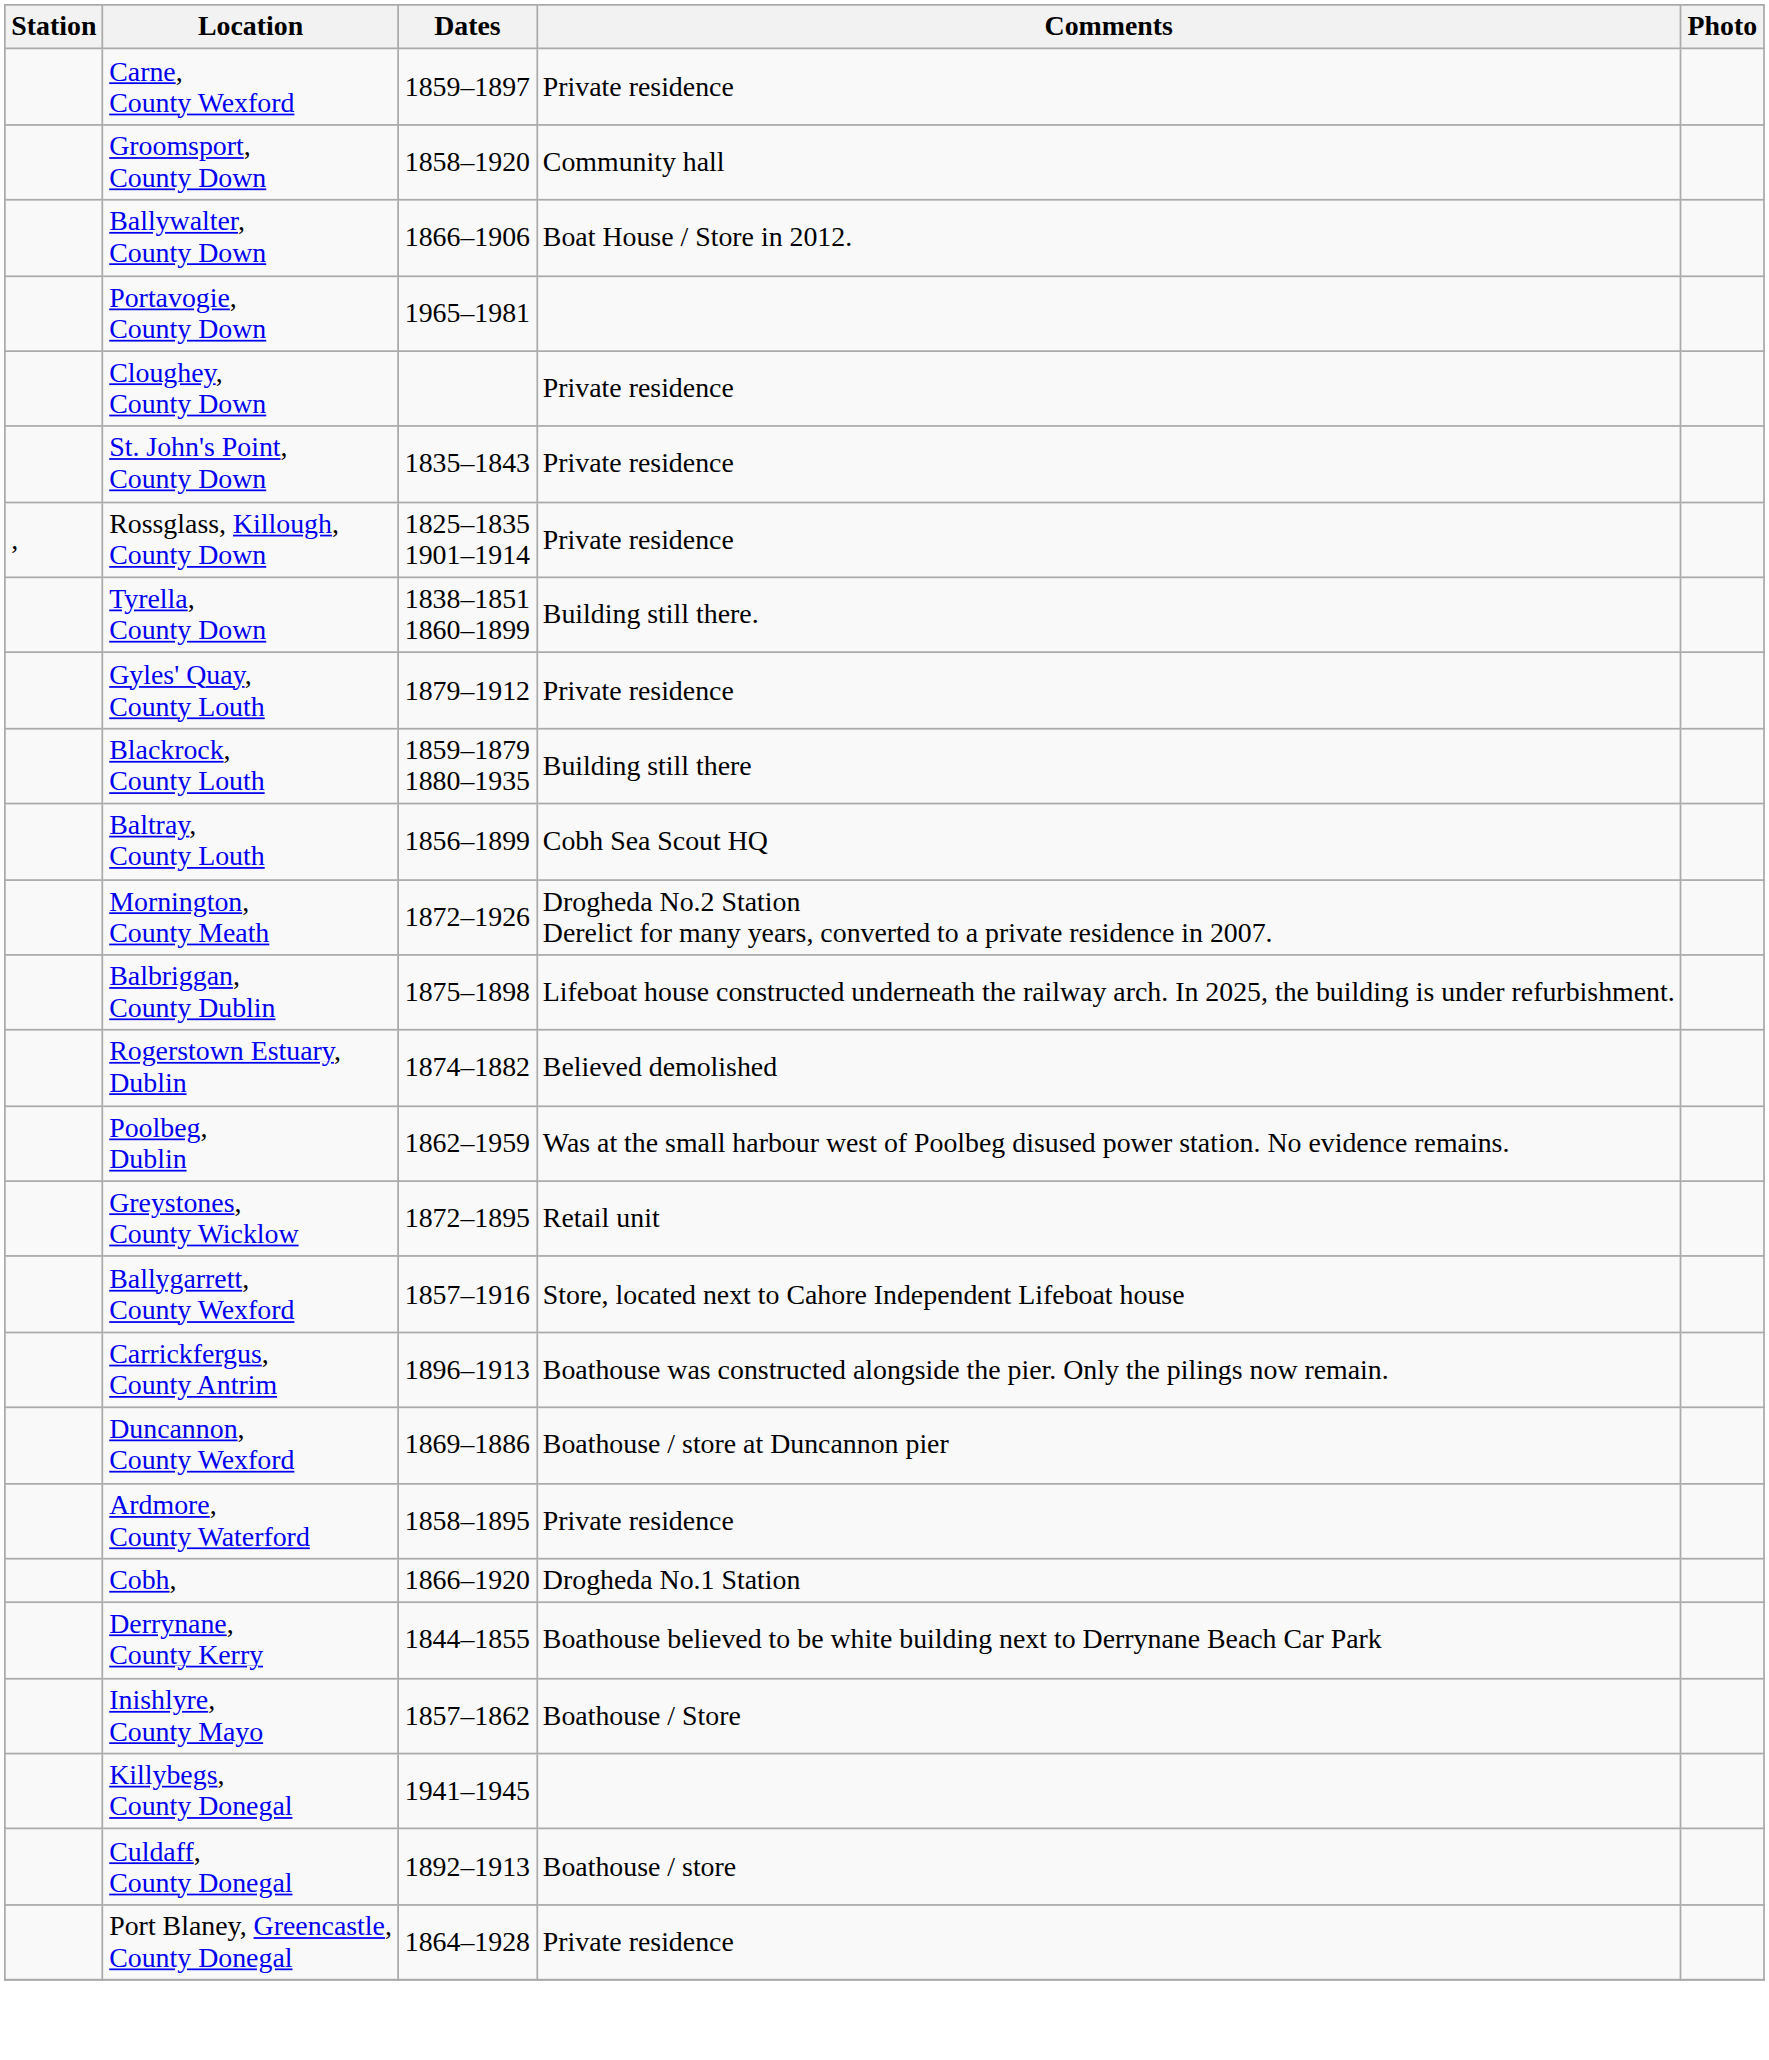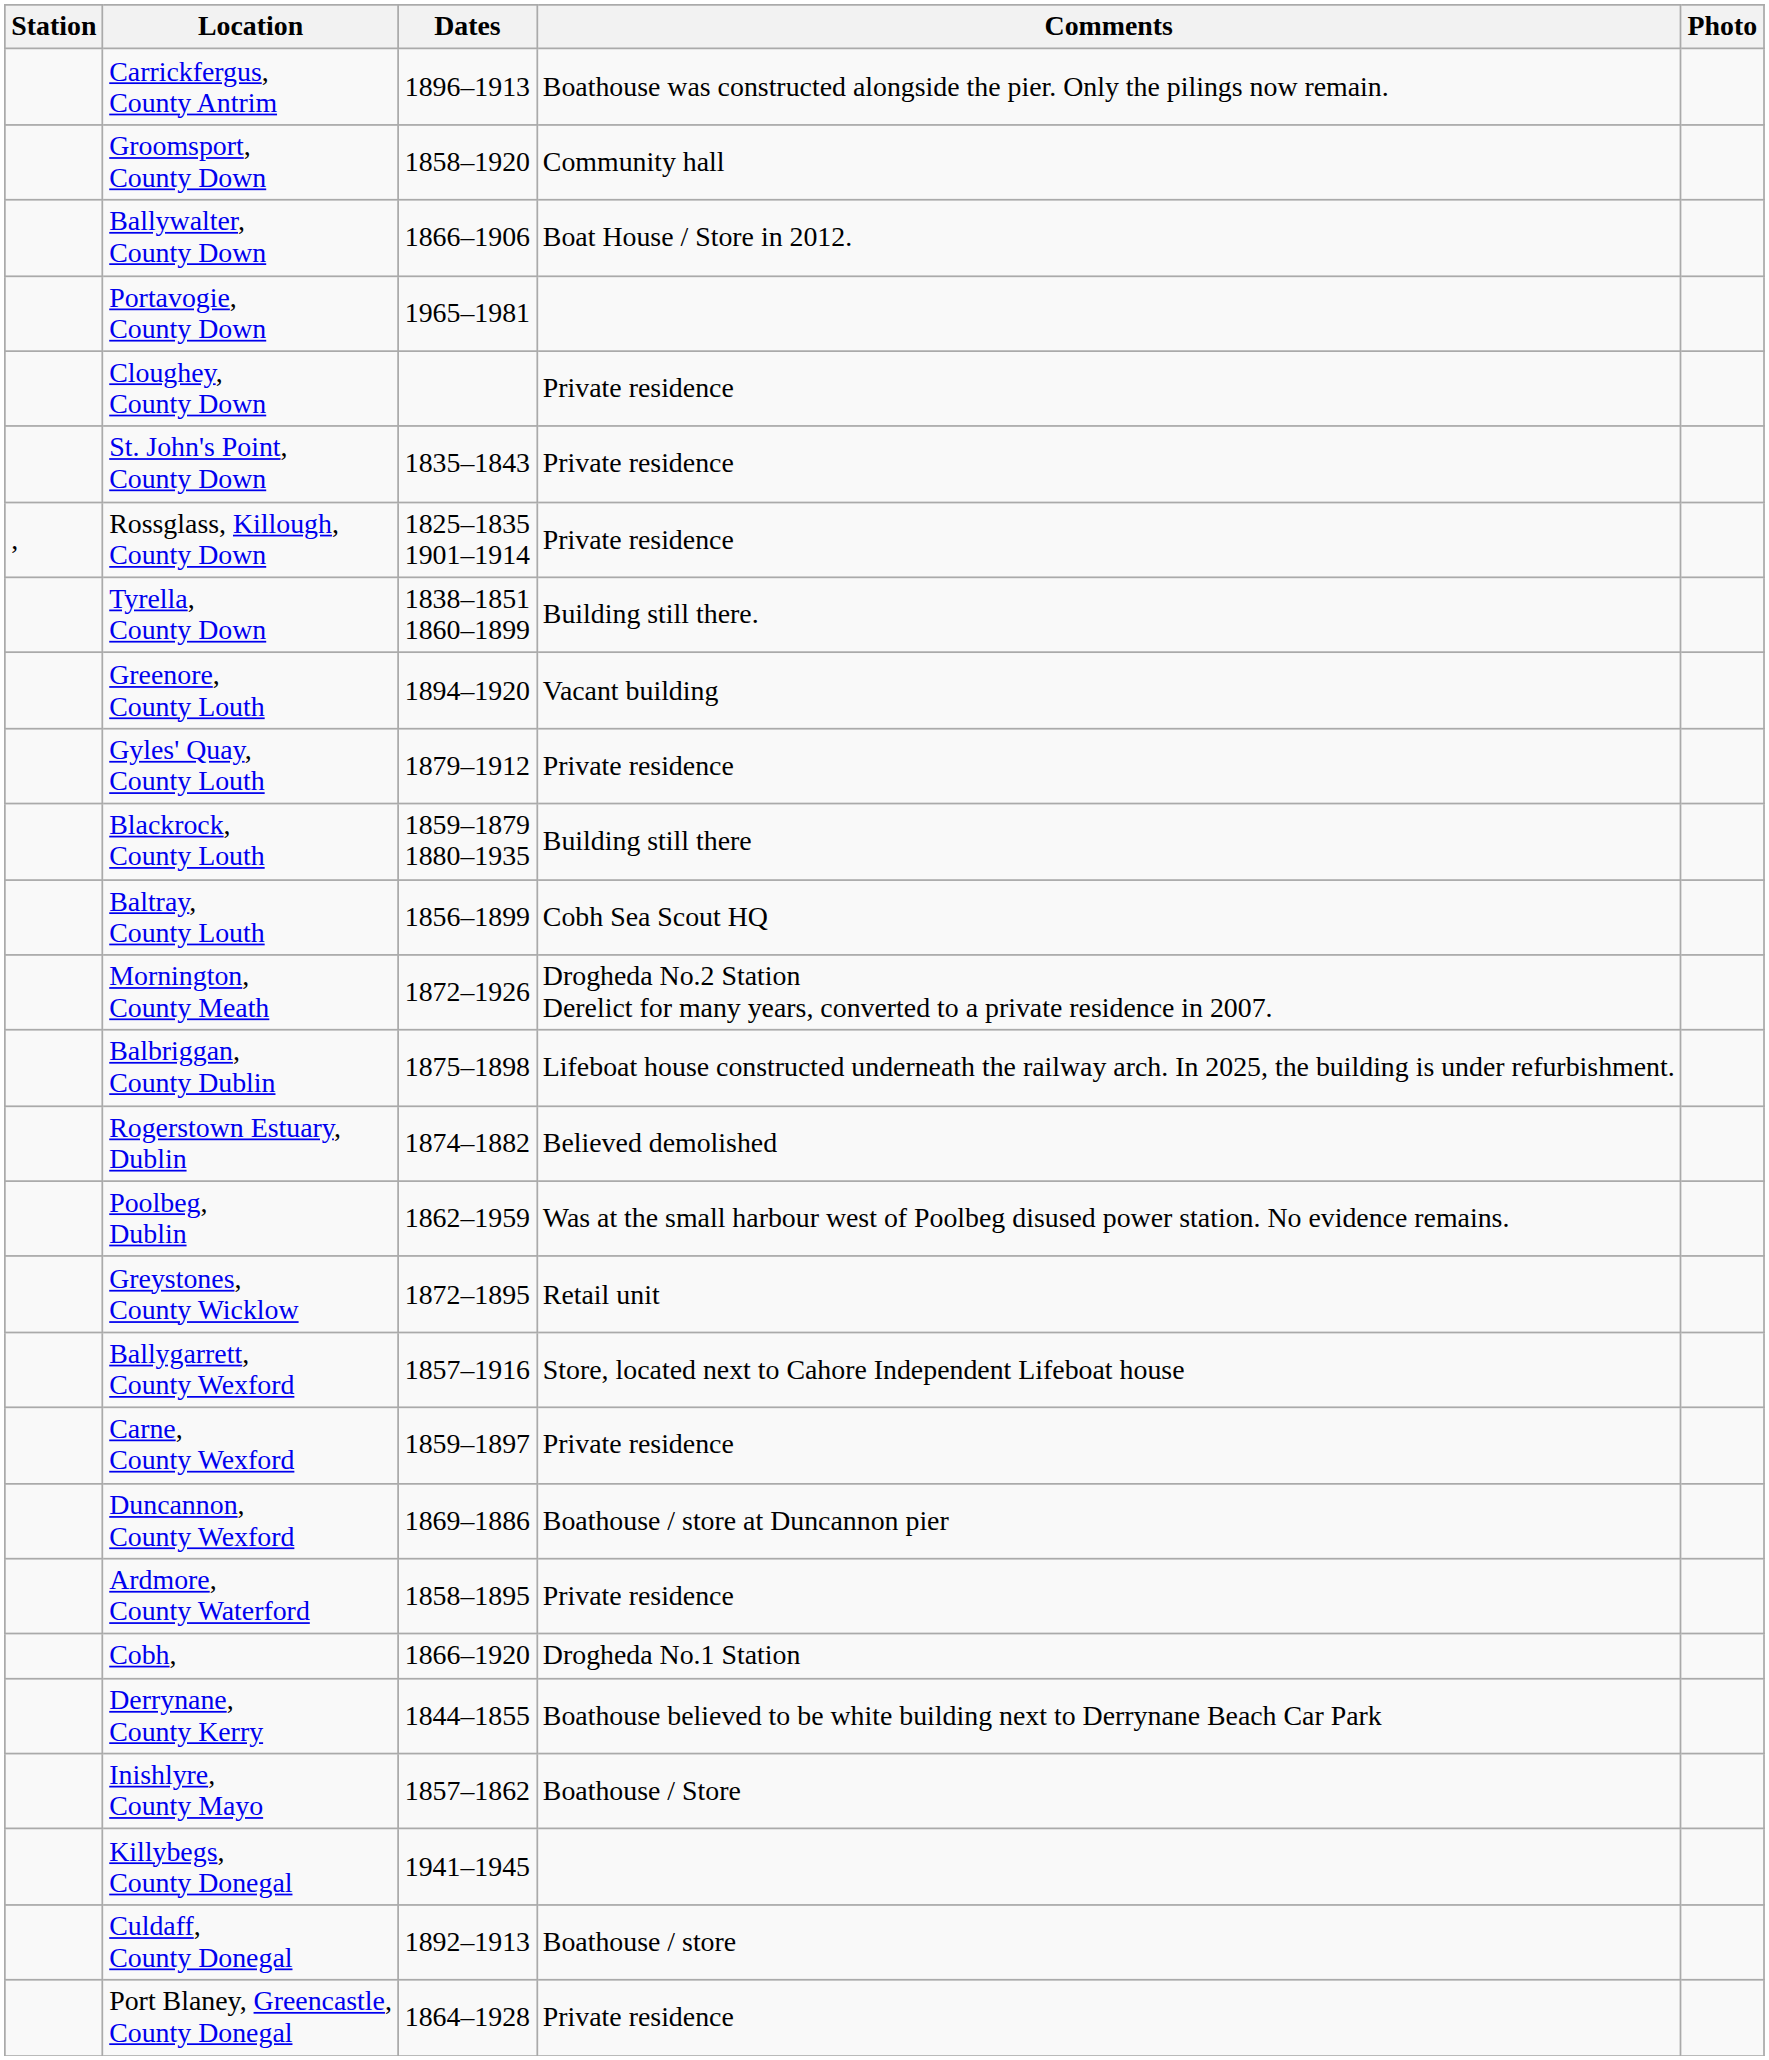rows swapped: (193, 1369) <-> (202, 86)
+ row: (187, 690)
